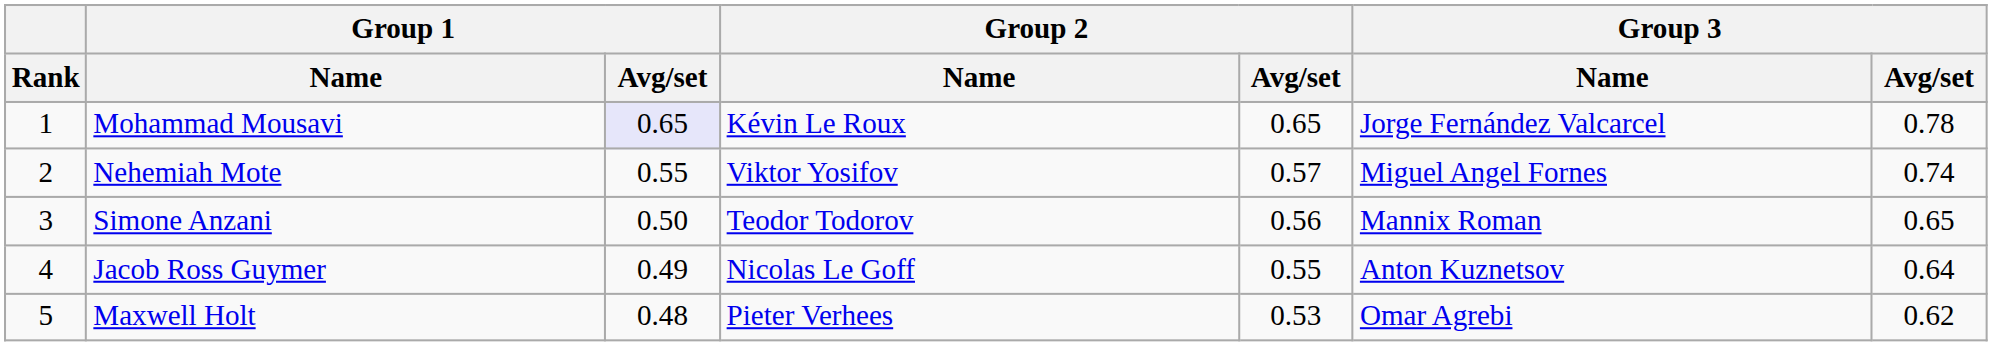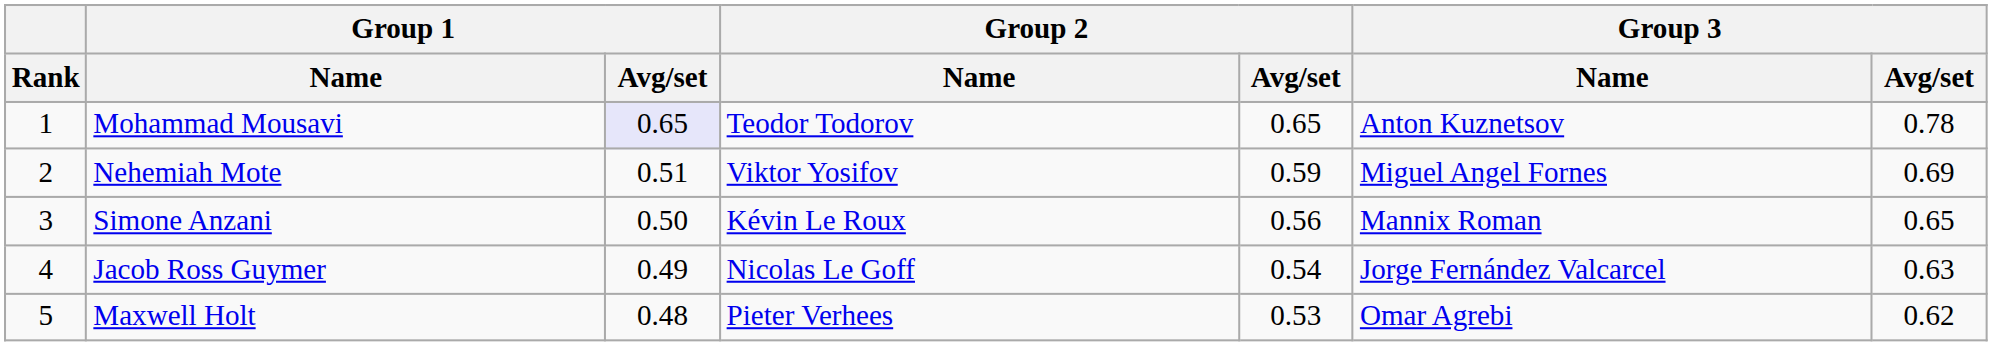(816, 124) Kévin Le Roux -> (820, 124) Teodor Todorov
(1513, 124) Jorge Fernández Valcarcel -> (1462, 124) Anton Kuznetsov
(662, 172) 0.55 -> (662, 172) 0.51
(1296, 172) 0.57 -> (1296, 172) 0.59
(1929, 172) 0.74 -> (1929, 172) 0.69
(820, 220) Teodor Todorov -> (816, 220) Kévin Le Roux
(1296, 268) 0.55 -> (1296, 268) 0.54
(1462, 268) Anton Kuznetsov -> (1513, 268) Jorge Fernández Valcarcel
(1929, 268) 0.64 -> (1929, 268) 0.63
